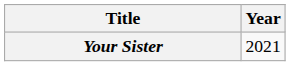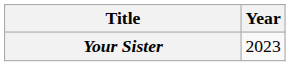(263, 46) 2021 -> (263, 46) 2023
